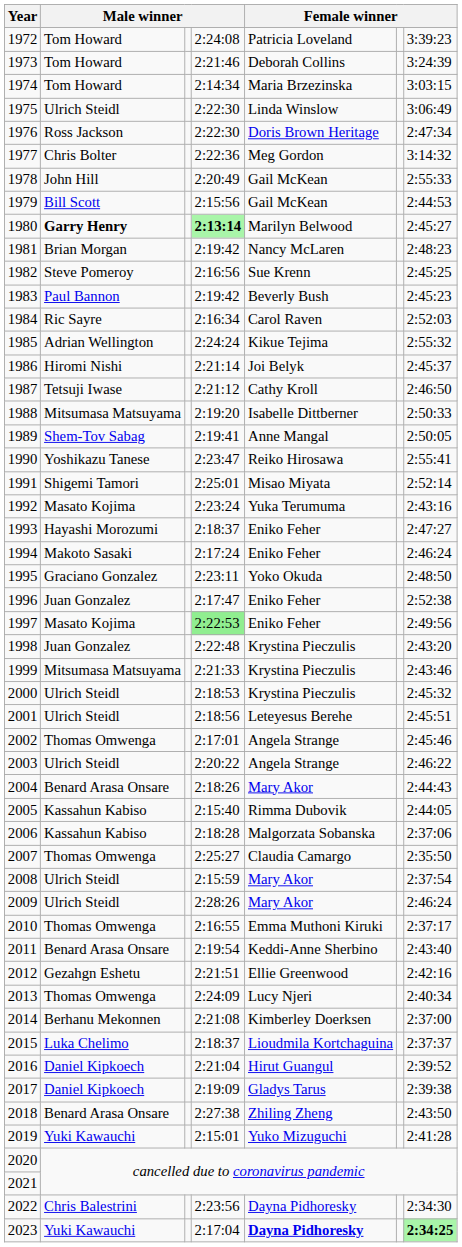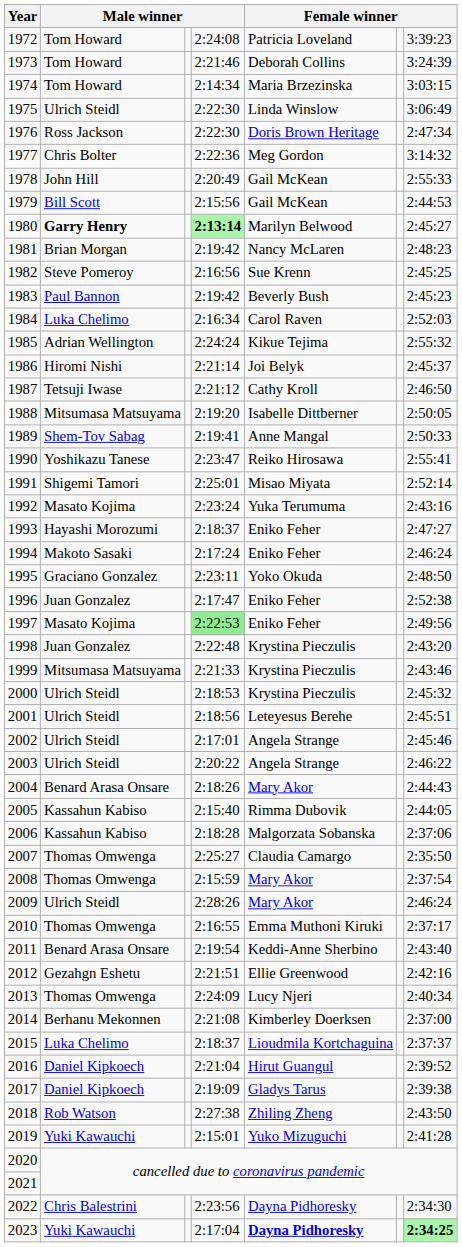(73, 319) Ric Sayre -> (86, 319) Luka Chelimo
(429, 413) 2:50:33 -> (429, 413) 2:50:05
(429, 436) 2:50:05 -> (429, 436) 2:50:33
(100, 739) Thomas Omwenga -> (82, 739) Ulrich Steidl
(82, 879) Ulrich Steidl -> (100, 879) Thomas Omwenga
(107, 1113) Benard Arasa Onsare -> (80, 1113) Rob Watson
